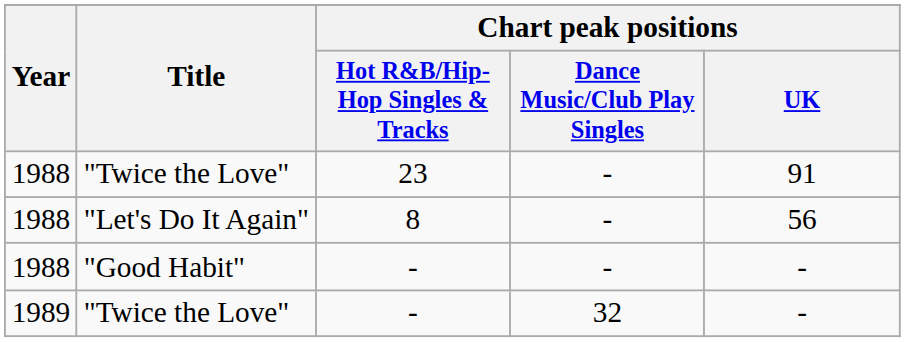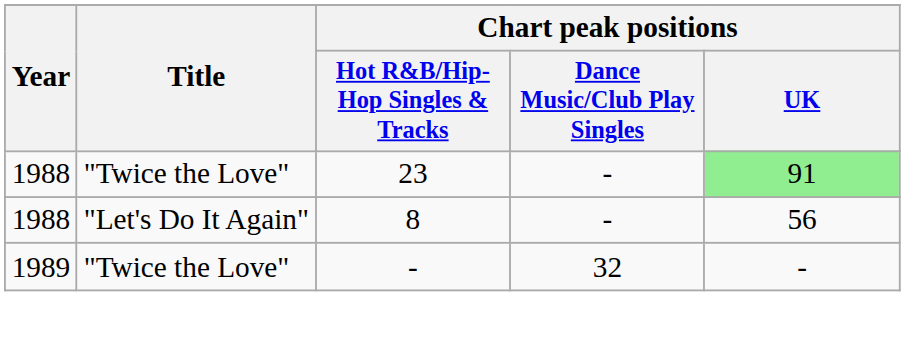(802, 173) no background -> (802, 173) lightgreen background
- row: (164, 266)
